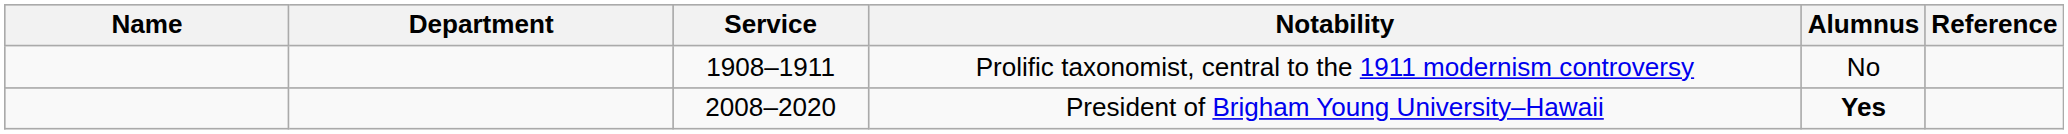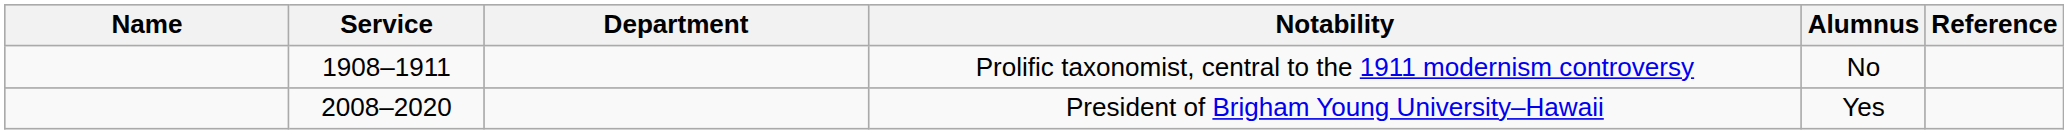columns swapped: (481, 25) <-> (771, 25)
(1864, 107) bold -> (1864, 107) normal
